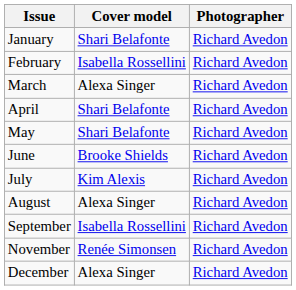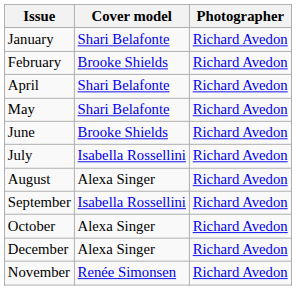(132, 62) Isabella Rossellini -> (123, 62) Brooke Shields
- row: (27, 86)
(111, 179) Kim Alexis -> (132, 156) Isabella Rossellini
+ row: (32, 226)
rows swapped: (39, 249) <-> (38, 272)
